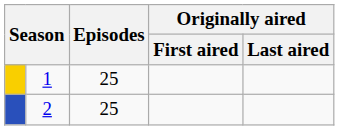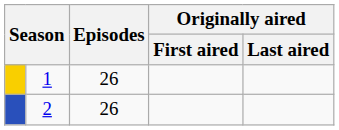(109, 79) 25 -> (109, 79) 26
(109, 109) 25 -> (109, 109) 26
